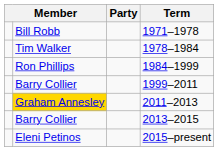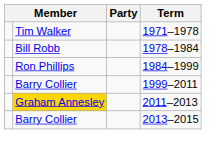(38, 31) Bill Robb -> (43, 31) Tim Walker
(43, 48) Tim Walker -> (38, 48) Bill Robb
- row: (177, 137)
